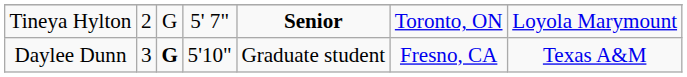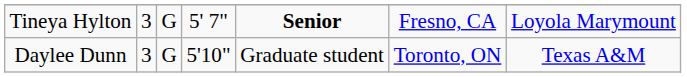(146, 21) 2 -> (146, 21) 3
(449, 21) Toronto, ON -> (447, 21) Fresno, CA
(170, 54) bold -> (169, 54) normal
(449, 54) Fresno, CA -> (448, 54) Toronto, ON
